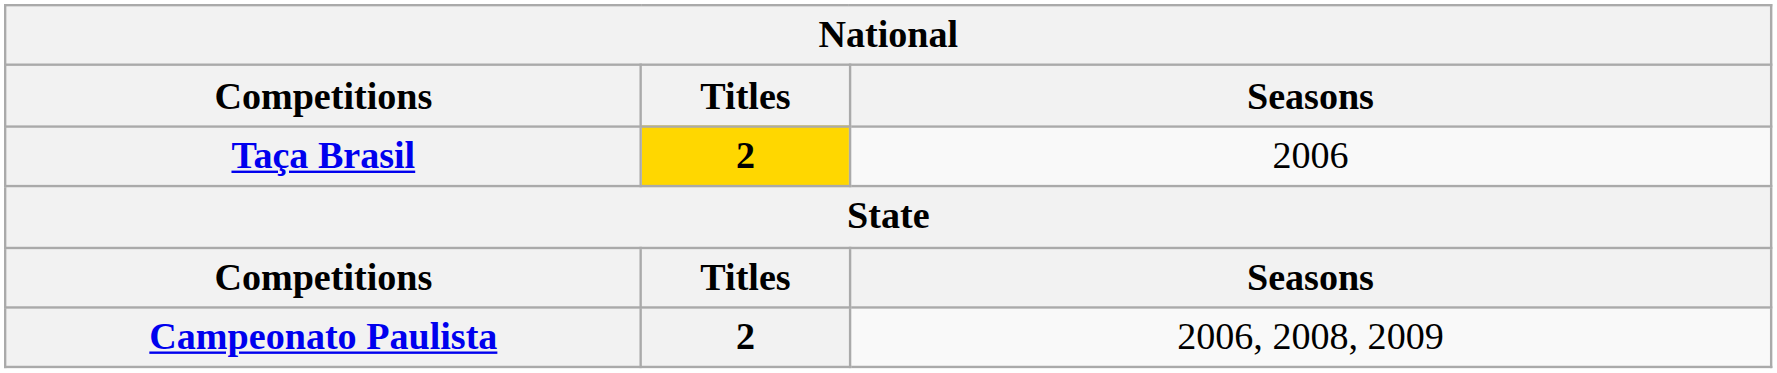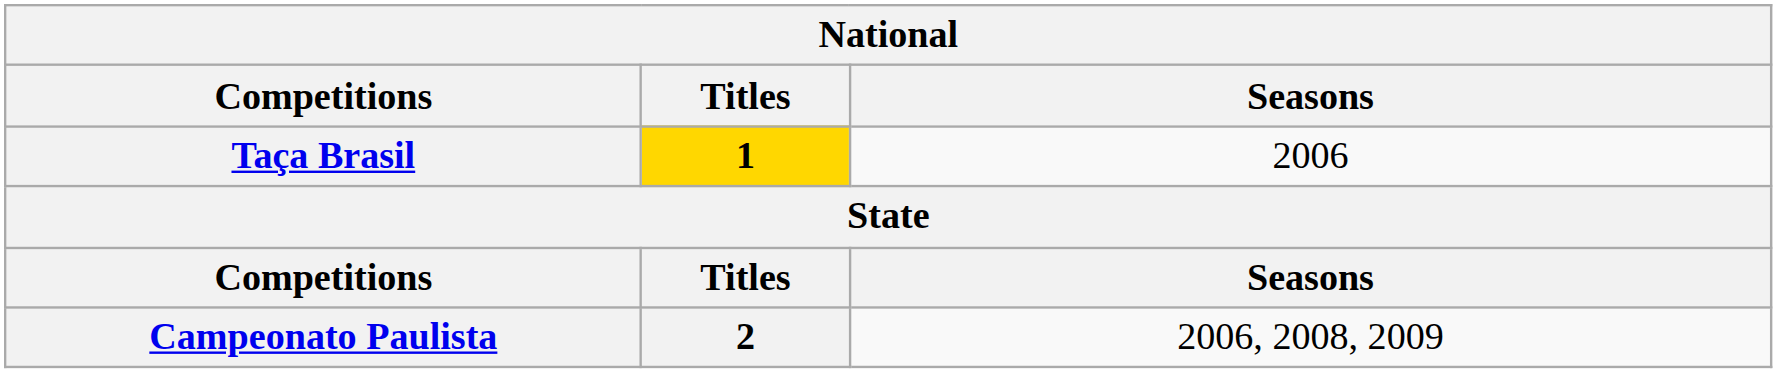(746, 155) 2 -> (746, 155) 1
